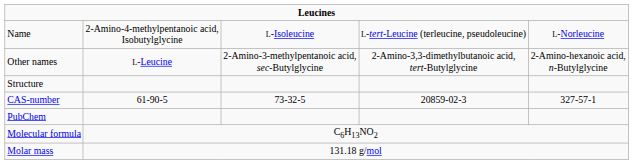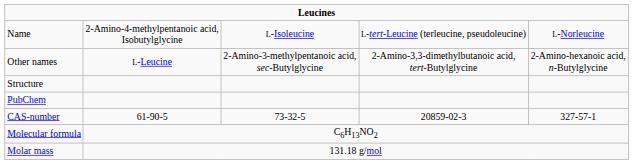rows swapped: (33, 100) <-> (27, 116)
